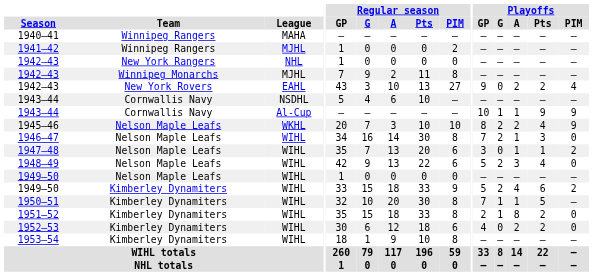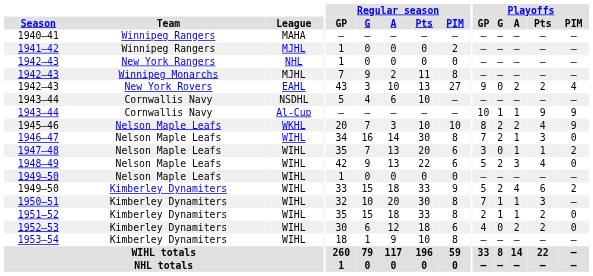(543, 202) 5 -> (543, 202) 3
(517, 214) 8 -> (517, 214) 1
